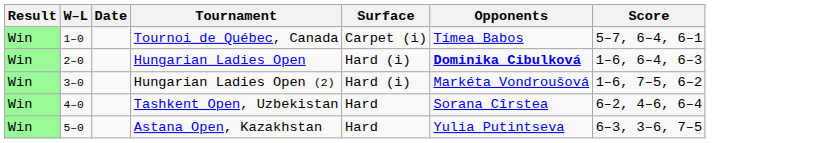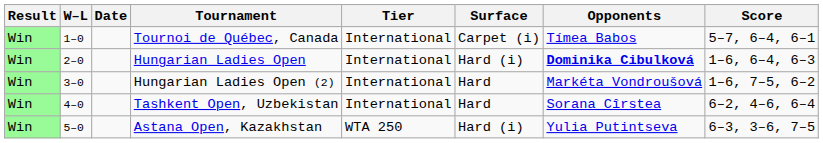+ column: (398, 16)
(378, 82) Hard (i) -> (474, 82) Hard
(361, 127) Hard -> (491, 127) Hard (i)
